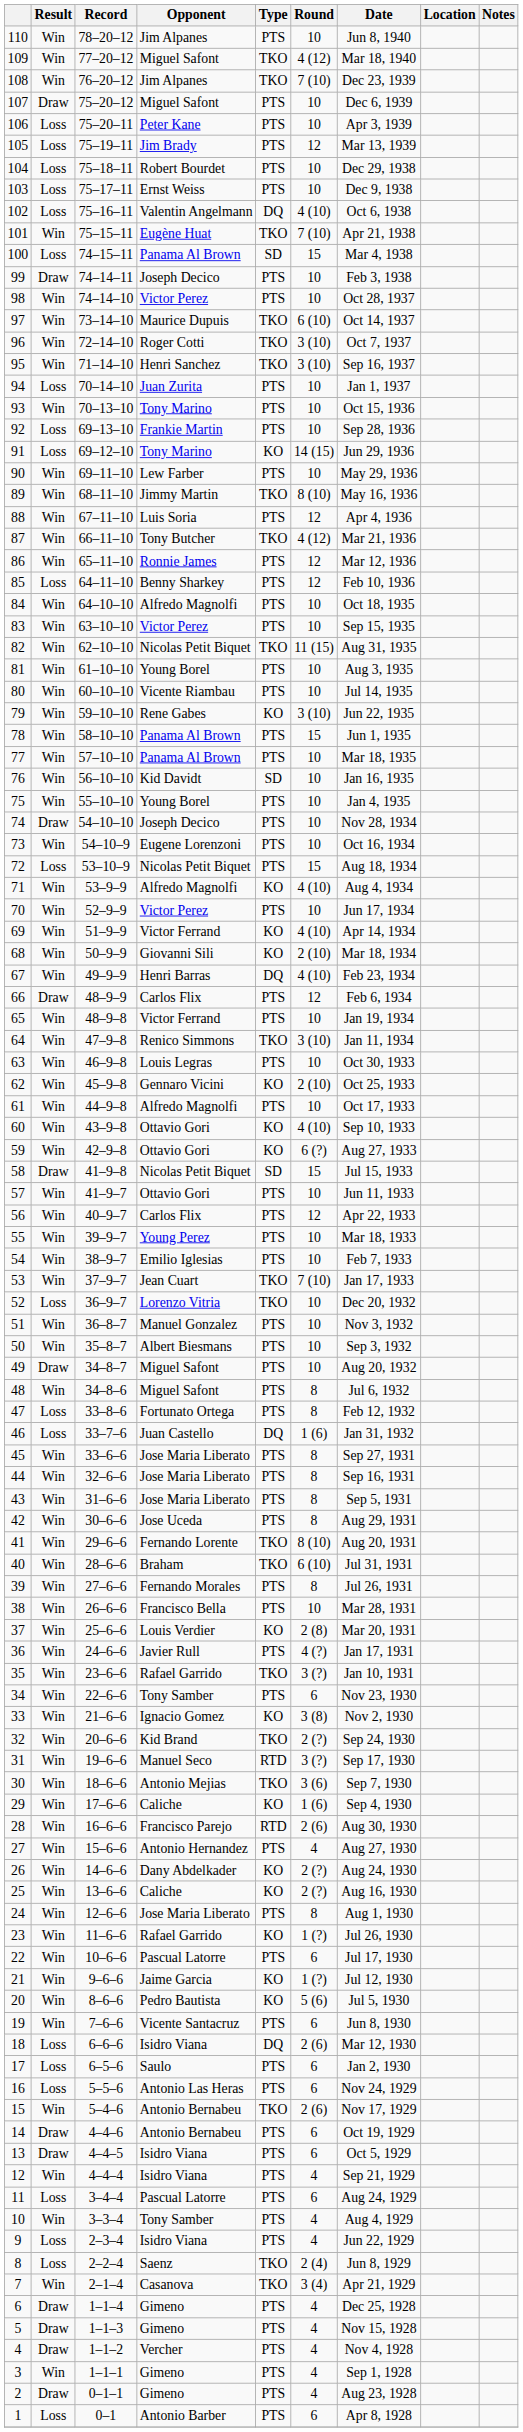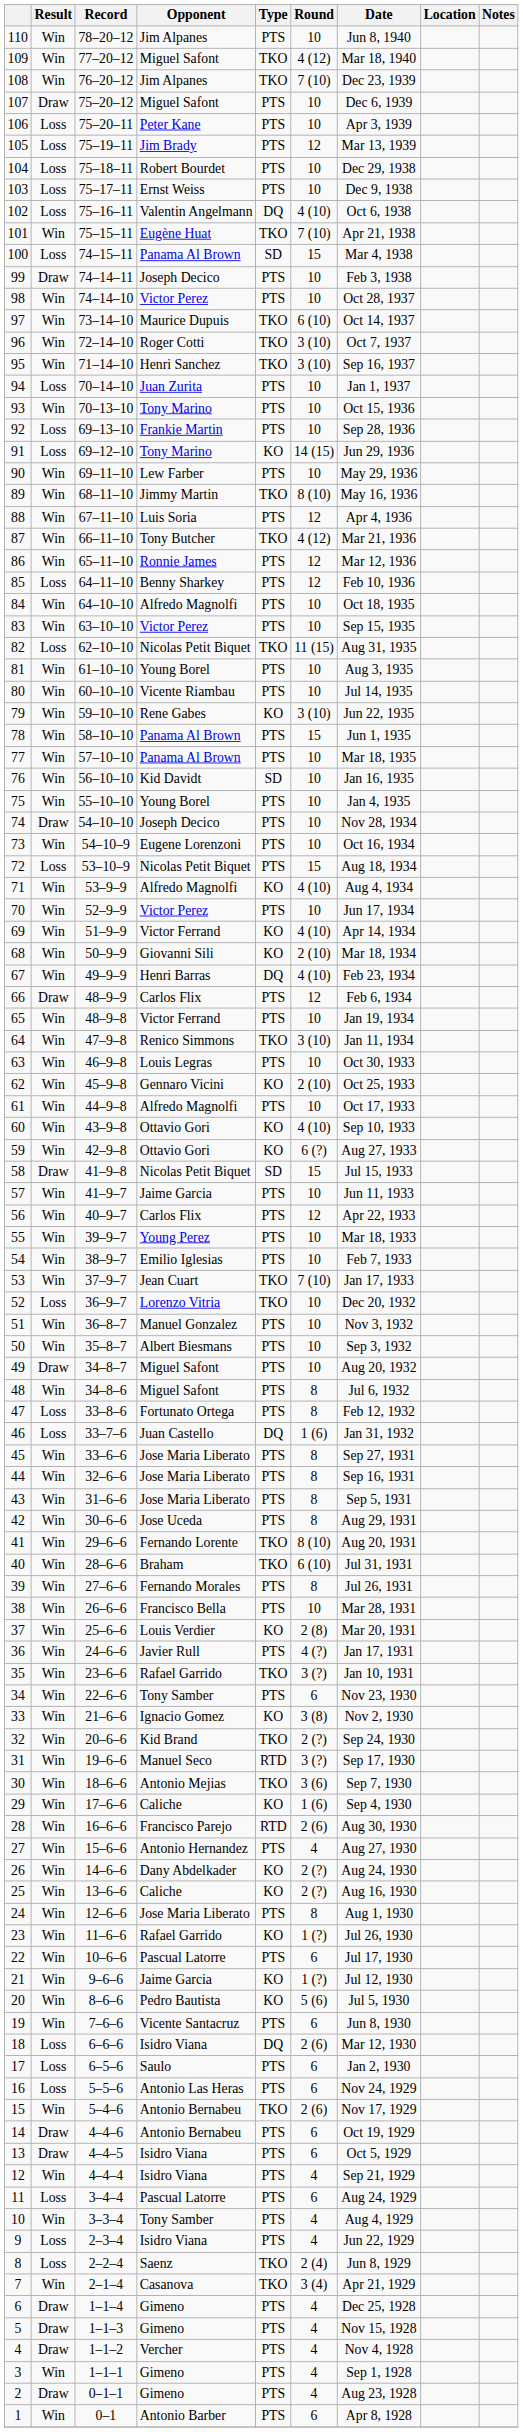(53, 648) Win -> (53, 648) Loss
(175, 1193) Ottavio Gori -> (176, 1193) Jaime Garcia
(53, 2415) Loss -> (53, 2415) Win
